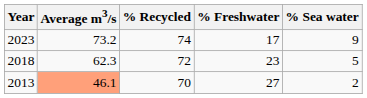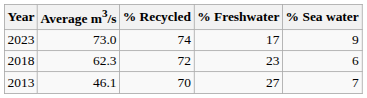(105, 40) 73.2 -> (105, 40) 73.0
(355, 61) 5 -> (355, 61) 6
(105, 82) lightsalmon background -> (105, 82) no background
(355, 82) 2 -> (355, 82) 7
